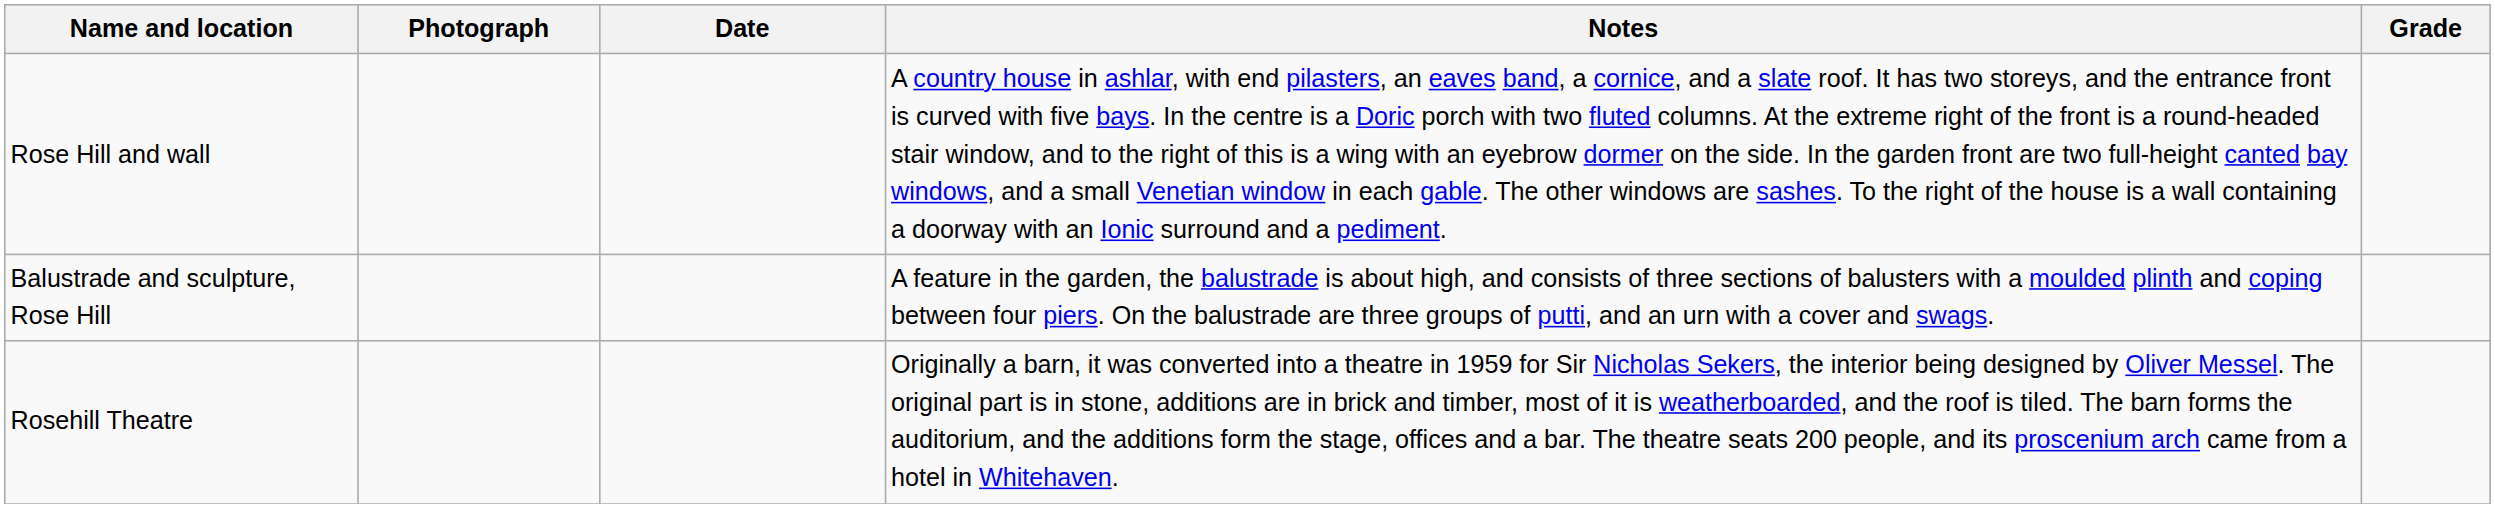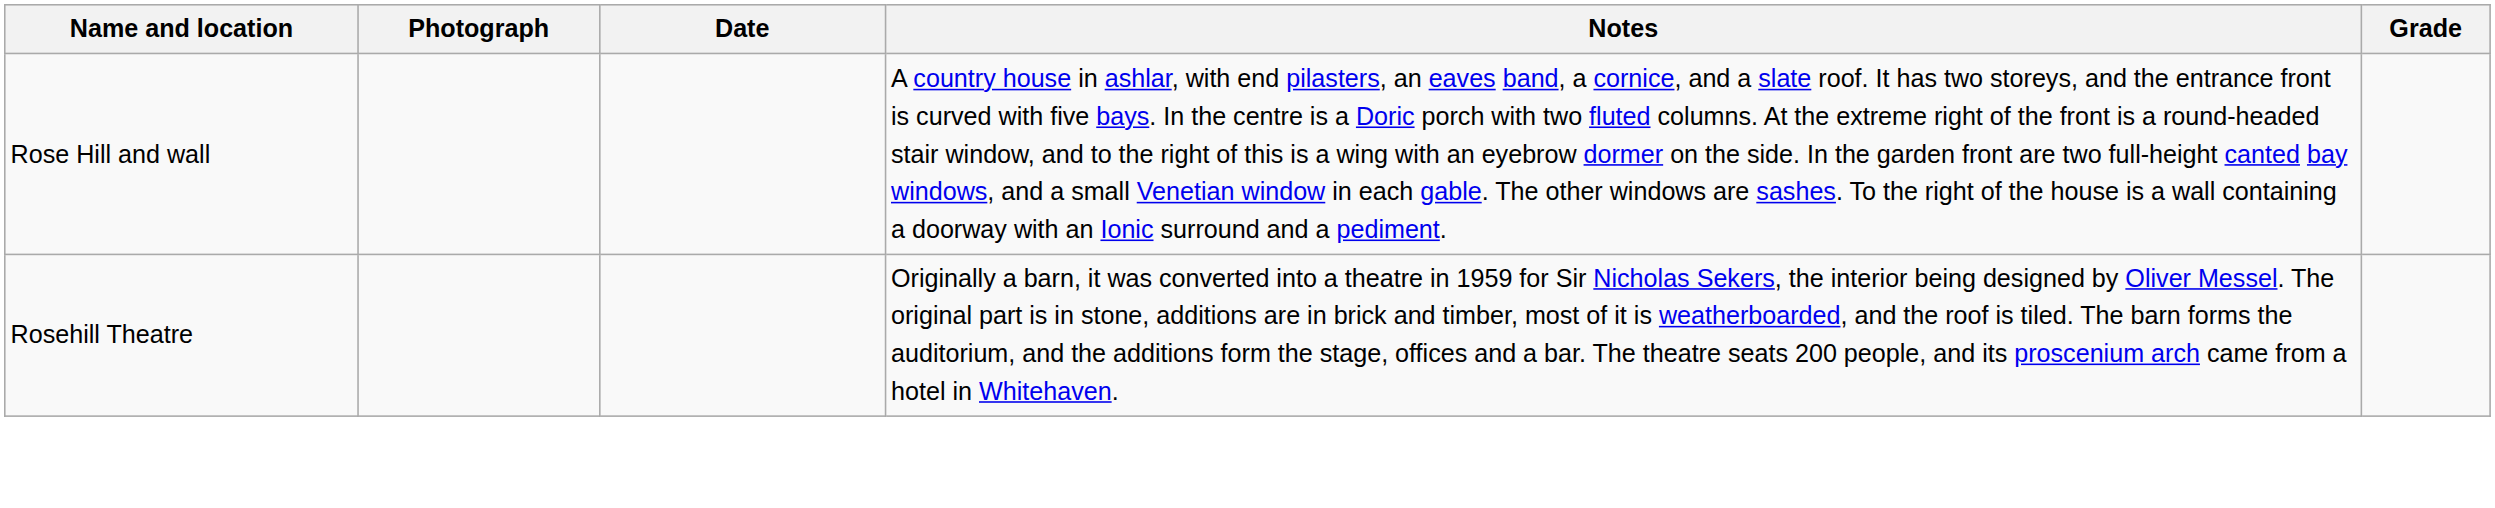- row: (153, 297)
